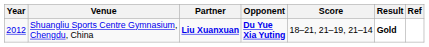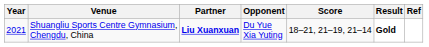(16, 30) 2012 -> (16, 30) 2021
(264, 30) bold -> (263, 30) normal
